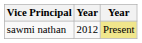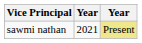(87, 30) 2012 -> (87, 30) 2021
